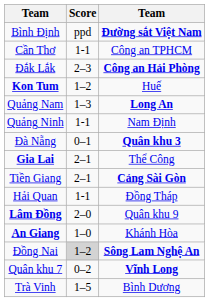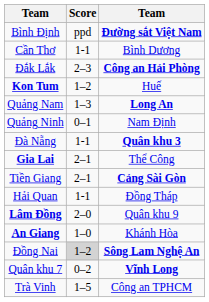(152, 50) Công an TPHCM -> (152, 50) Bình Dương
(83, 123) 1-1 -> (83, 123) 0–1
(83, 141) 0–1 -> (83, 141) 1-1
(152, 287) Bình Dương -> (152, 287) Công an TPHCM
